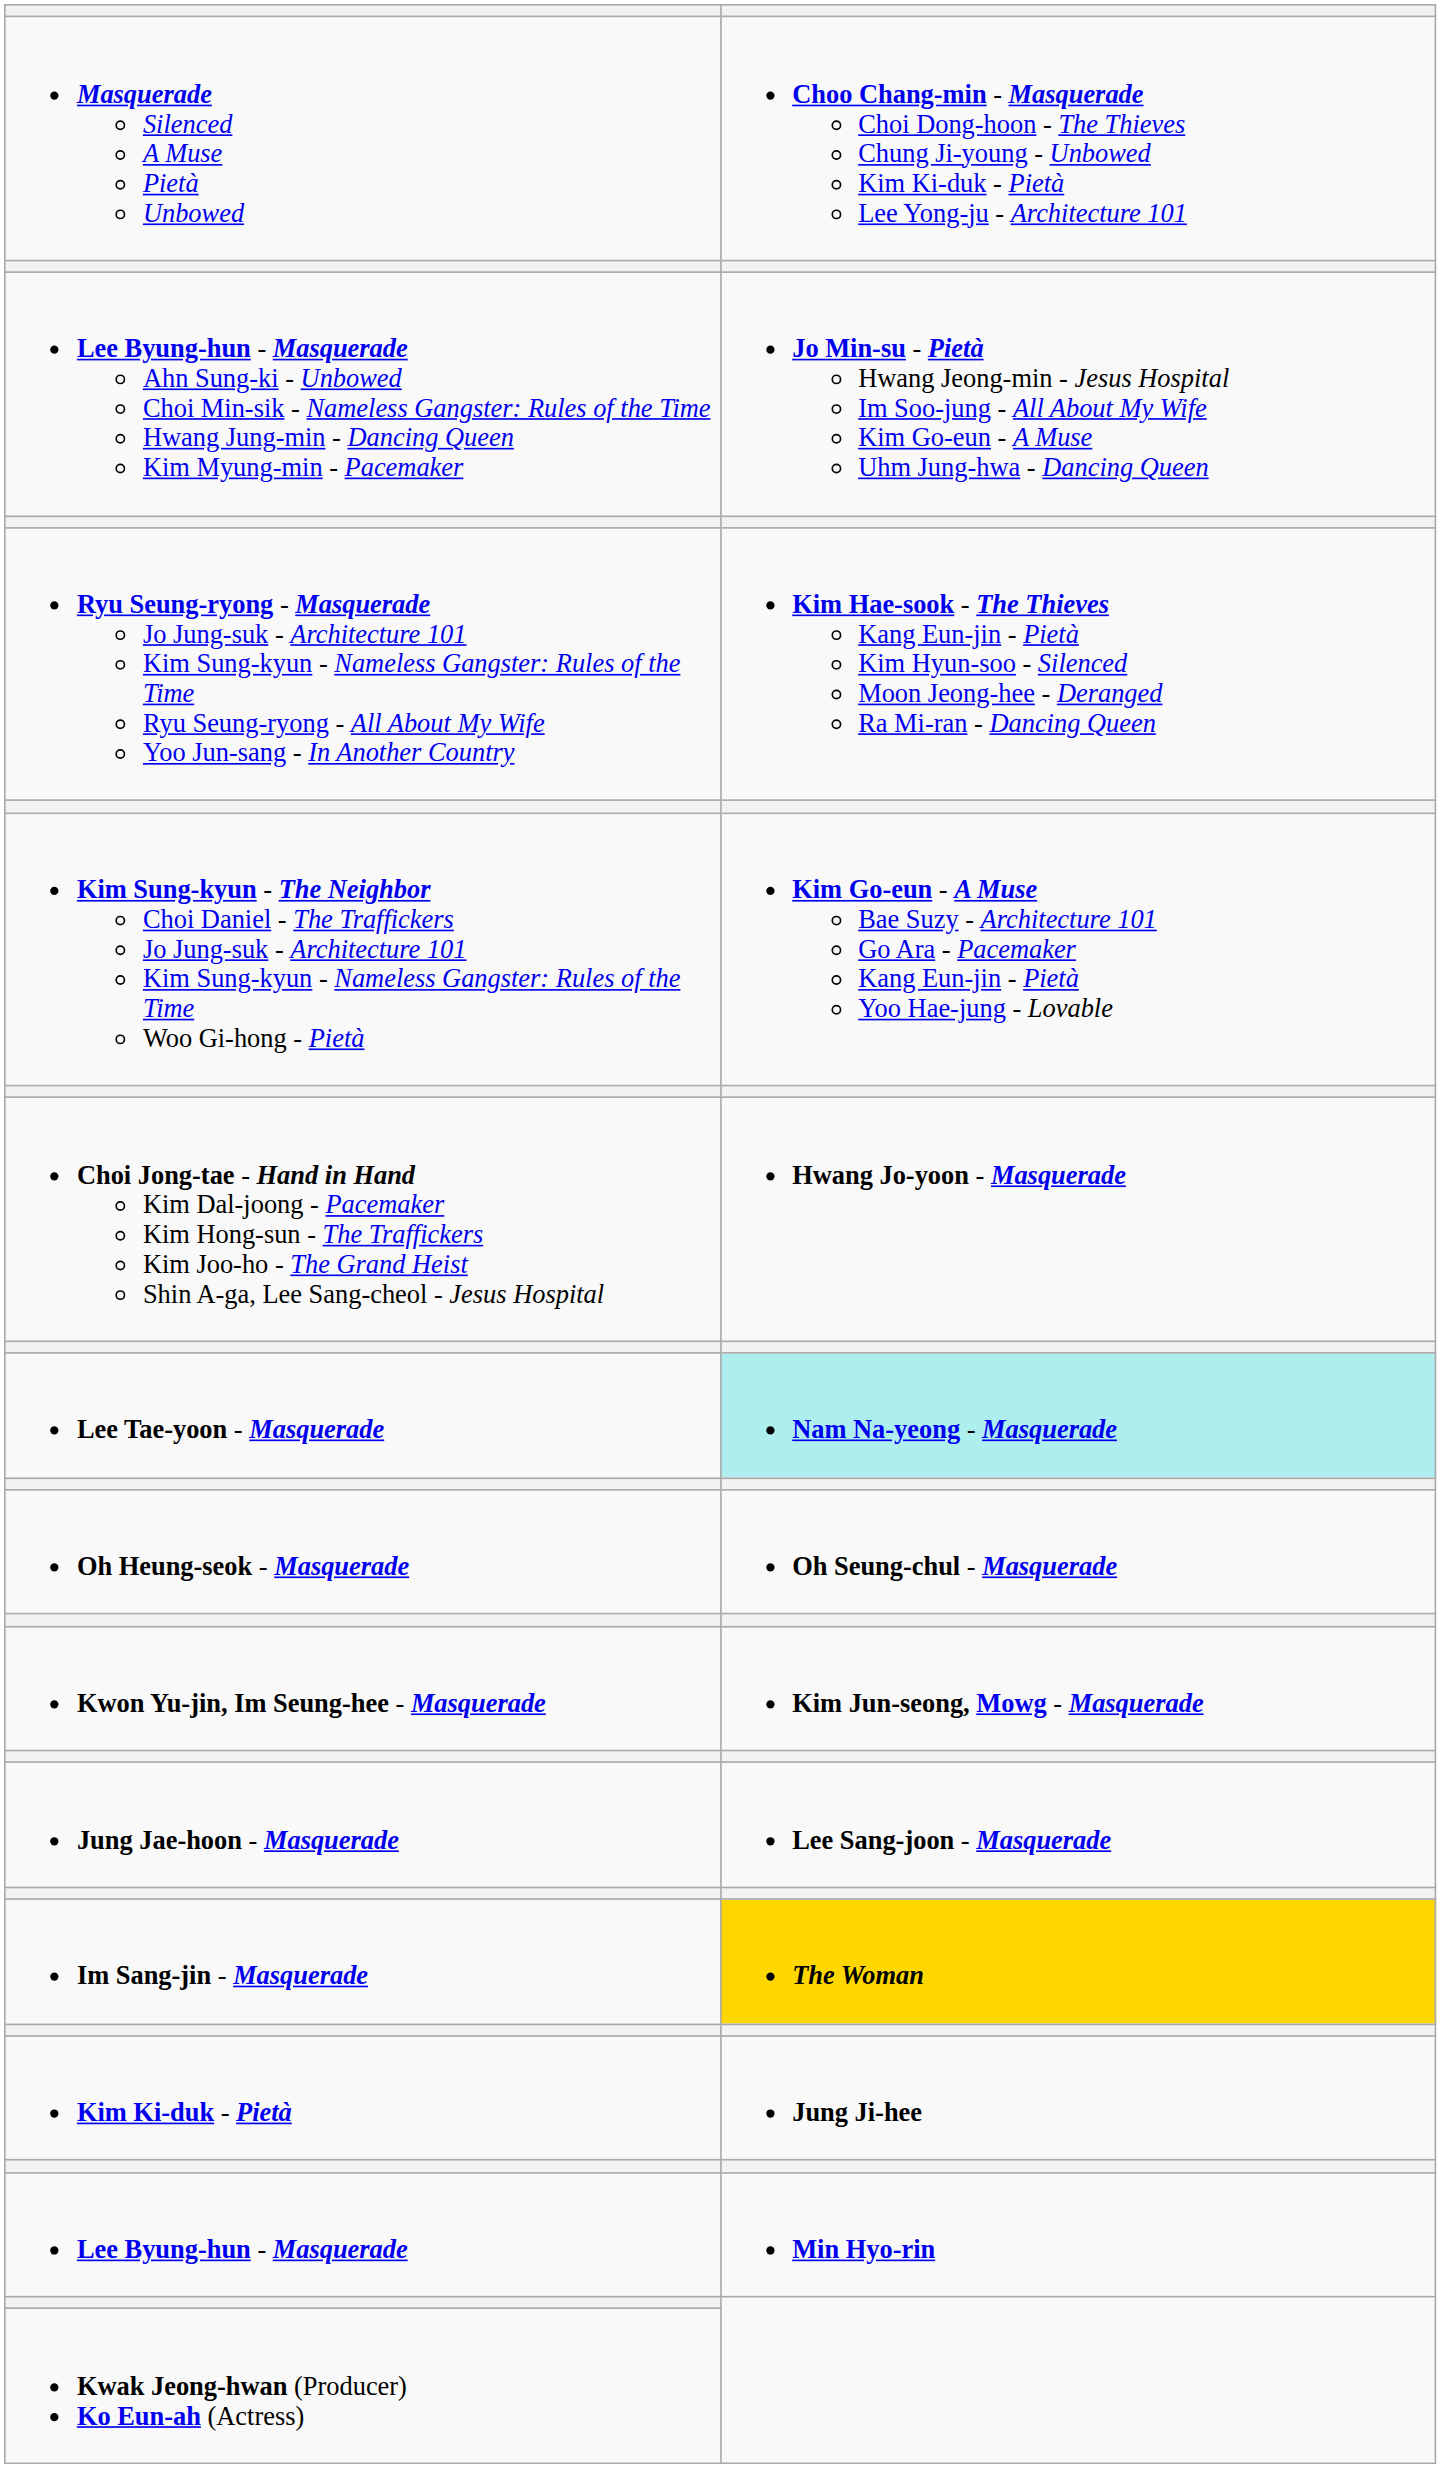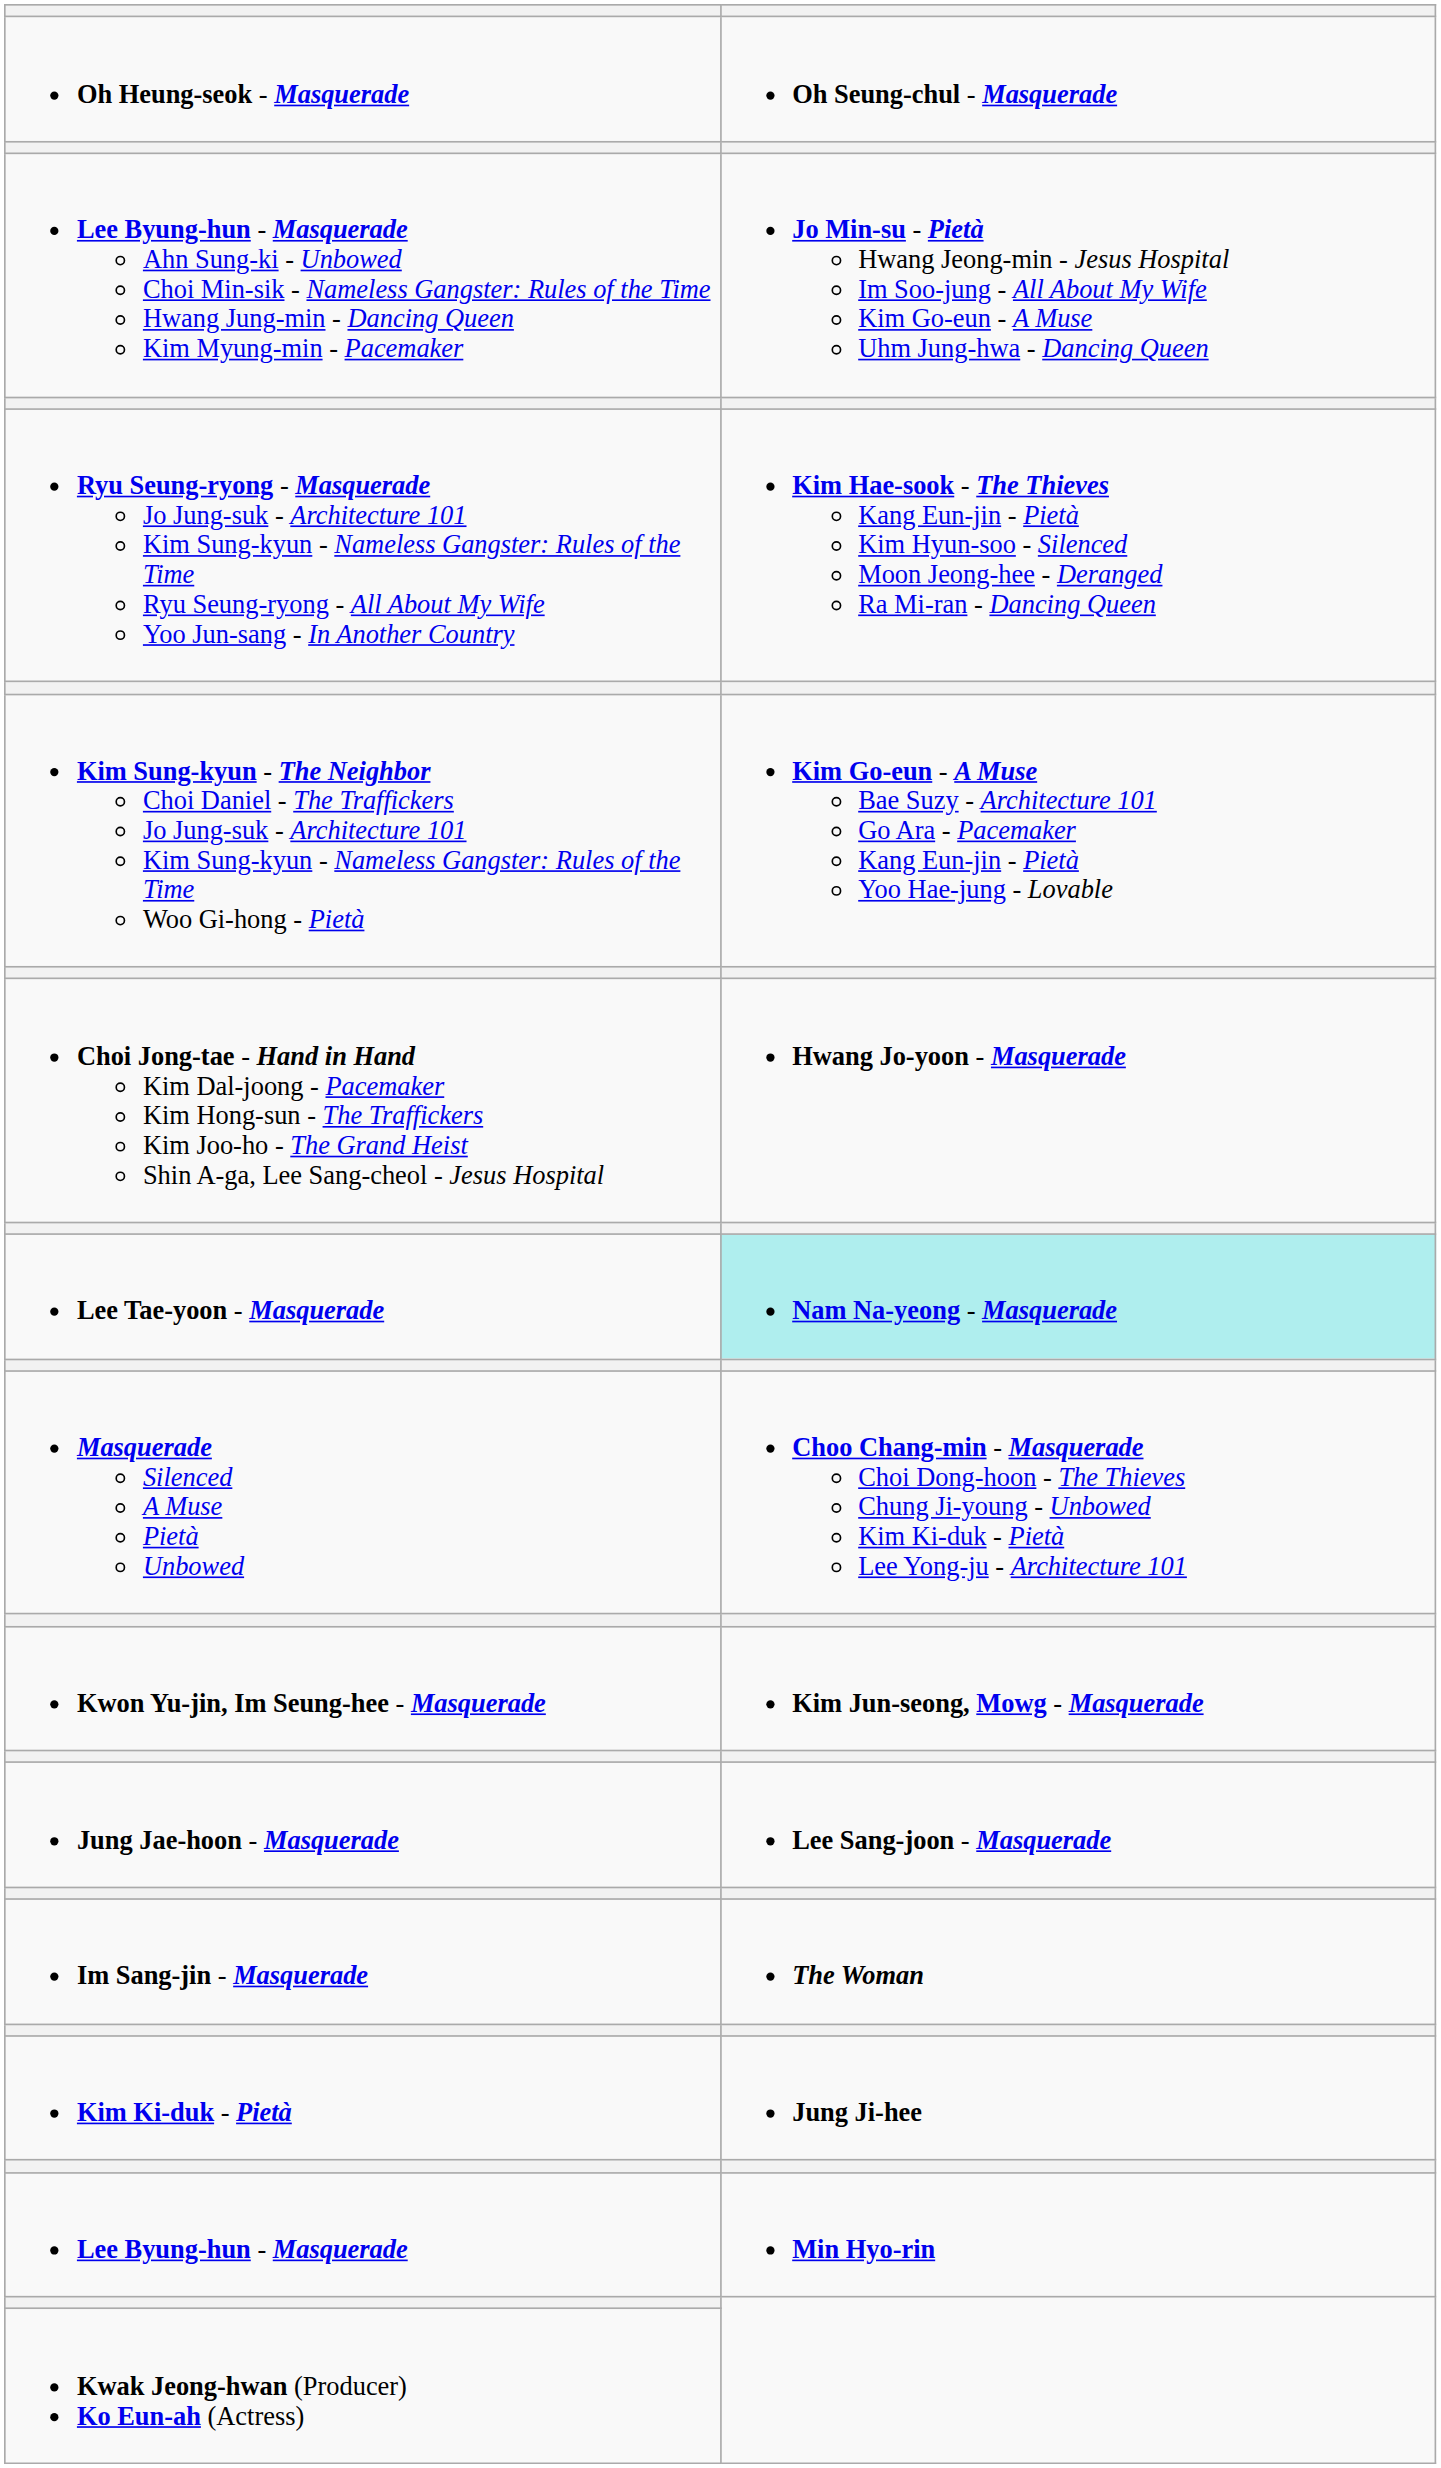rows swapped: (362, 153) <-> (362, 1567)
(1078, 1976) gold background -> (1078, 1976) no background
